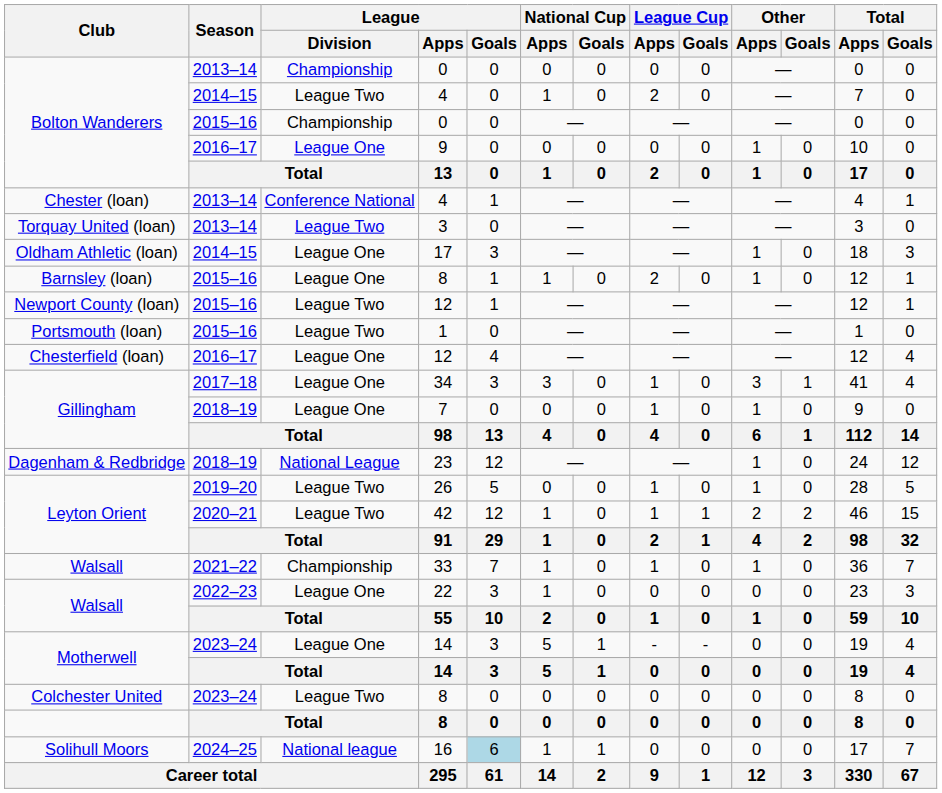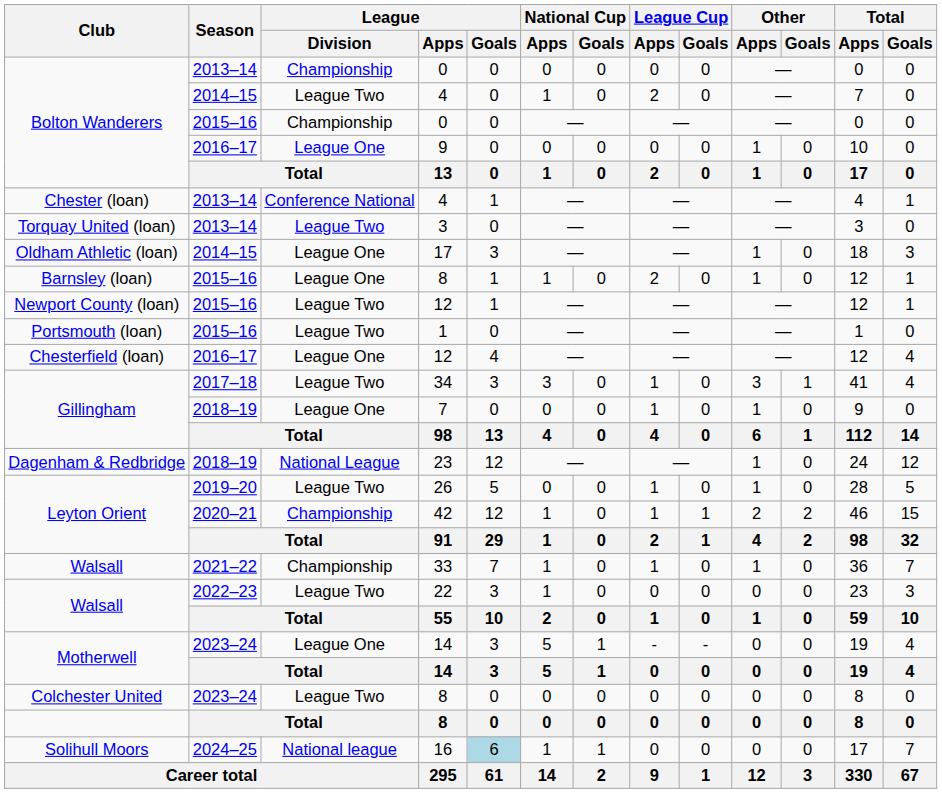(340, 383) League One -> (340, 383) League Two
(340, 514) League Two -> (340, 514) Championship
(340, 592) League One -> (340, 592) League Two
